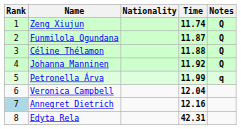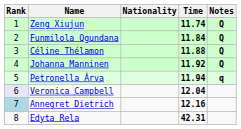(193, 38) 11.87 -> (193, 38) 11.84
(193, 78) 11.99 -> (193, 78) 11.94
(16, 91) no background -> (16, 91) lavender background
